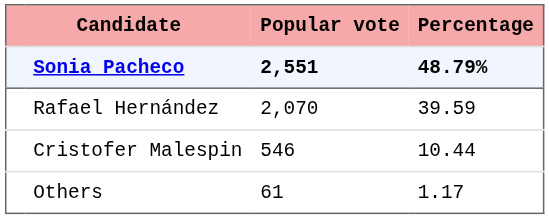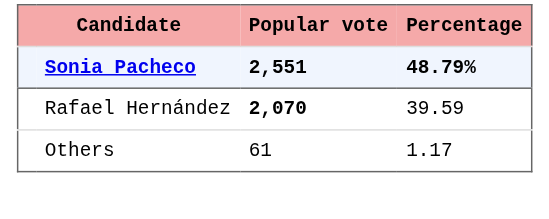(289, 109) normal -> (278, 109) bold
- row: (138, 151)
